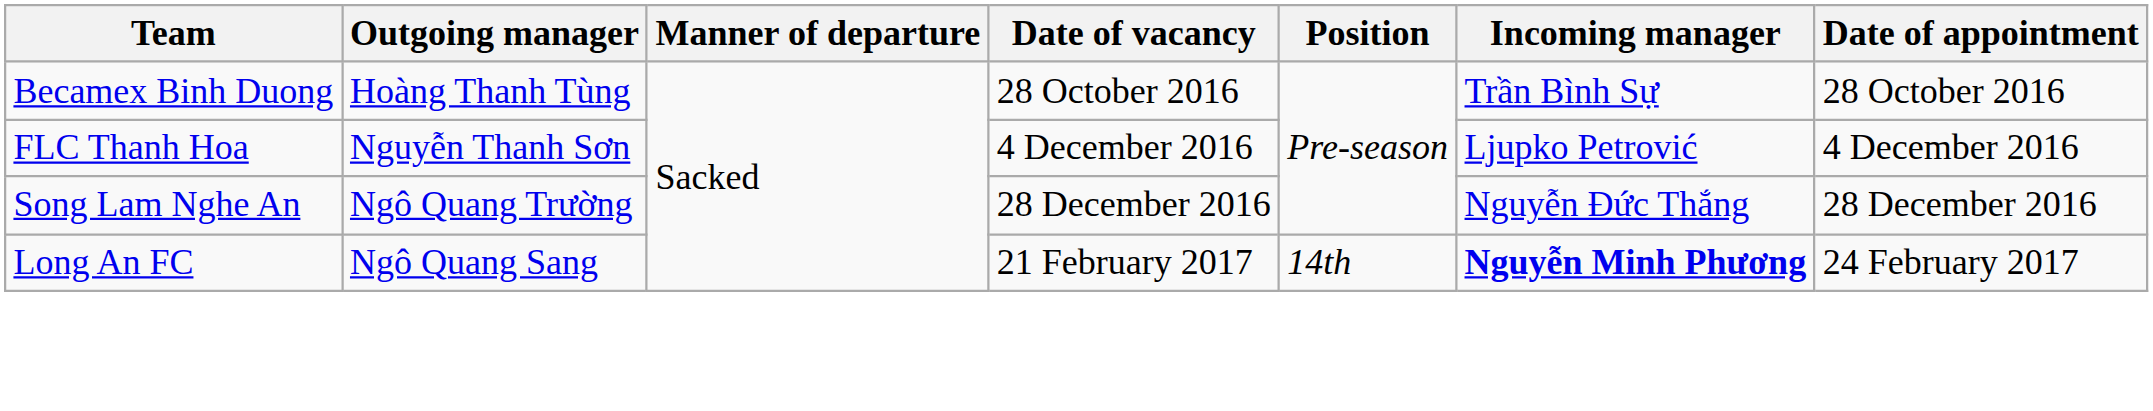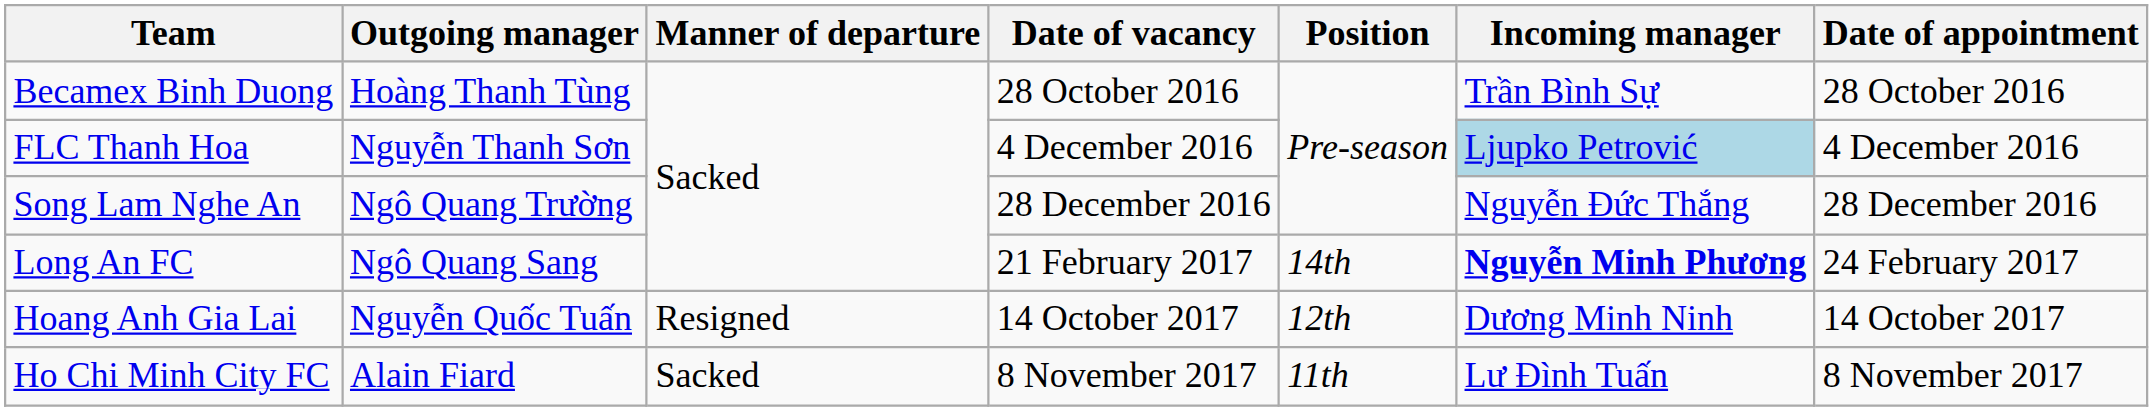(1581, 147) no background -> (1581, 147) lightblue background
+ row: (155, 318)
+ row: (171, 375)
